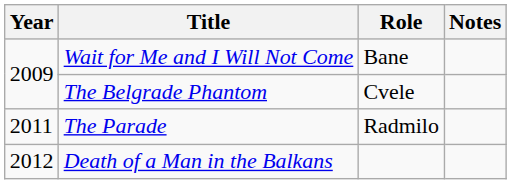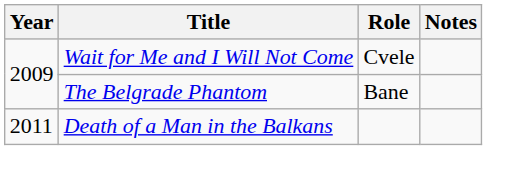(386, 56) Bane -> (389, 56) Cvele
(389, 91) Cvele -> (386, 91) Bane
- row: (115, 126)
(32, 160) 2012 -> (31, 126) 2011
